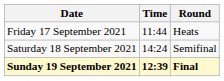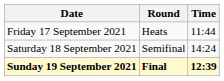columns swapped: (155, 13) <-> (195, 13)
